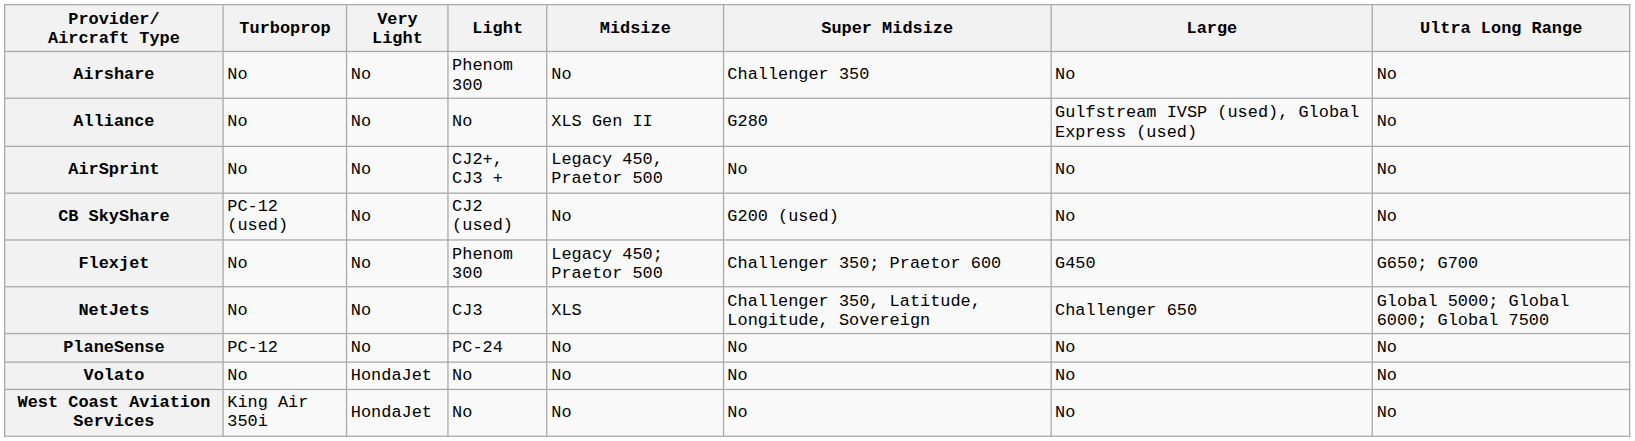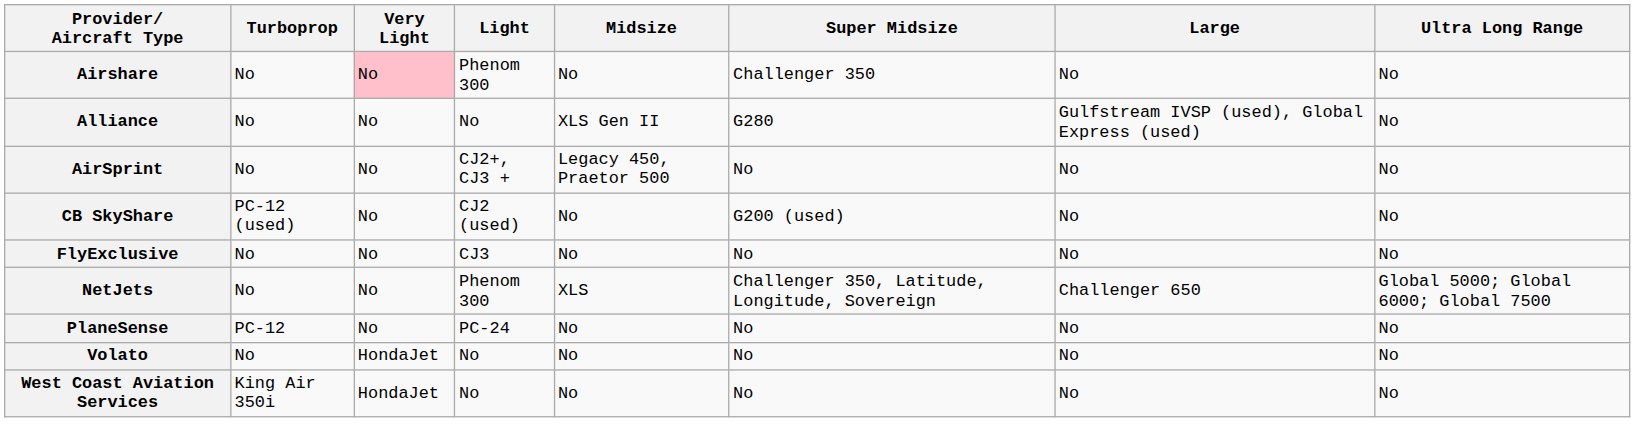(361, 75) no background -> (368, 75) pink background
- row: (114, 263)
+ row: (118, 254)
(467, 310) CJ3 -> (489, 291) Phenom 300
